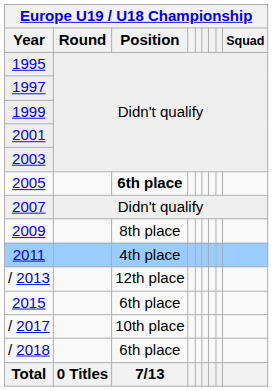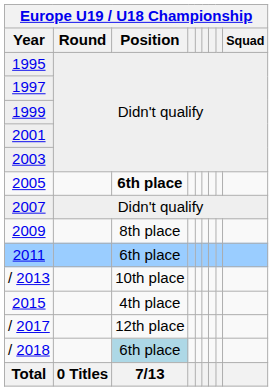(150, 254) 4th place -> (150, 254) 6th place
(150, 278) 12th place -> (150, 278) 10th place
(150, 302) 6th place -> (150, 302) 4th place
(150, 326) 10th place -> (150, 326) 12th place
(150, 350) no background -> (150, 350) lightblue background
